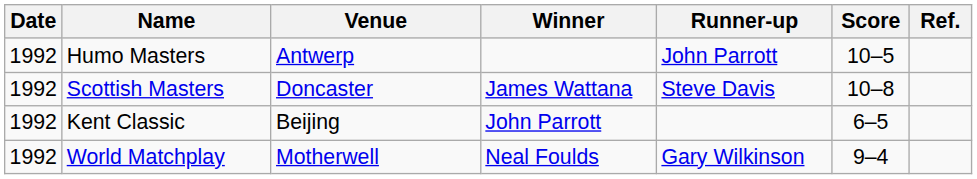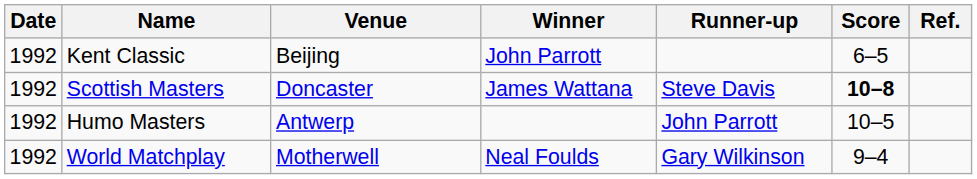rows swapped: (126, 122) <-> (136, 55)
(871, 88) normal -> (871, 88) bold
